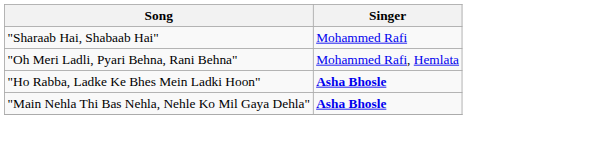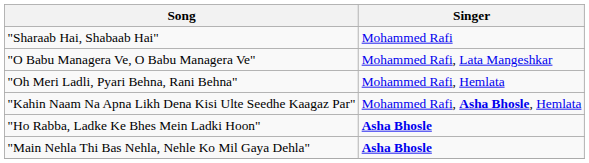+ row: (132, 59)
+ row: (181, 103)
